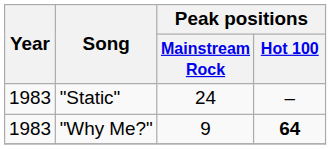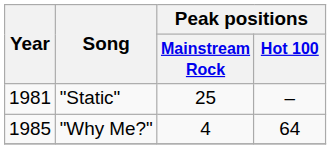(30, 98) 1983 -> (30, 98) 1981
(206, 98) 24 -> (206, 98) 25
(30, 128) 1983 -> (30, 128) 1985
(206, 128) 9 -> (206, 128) 4
(290, 128) bold -> (290, 128) normal
